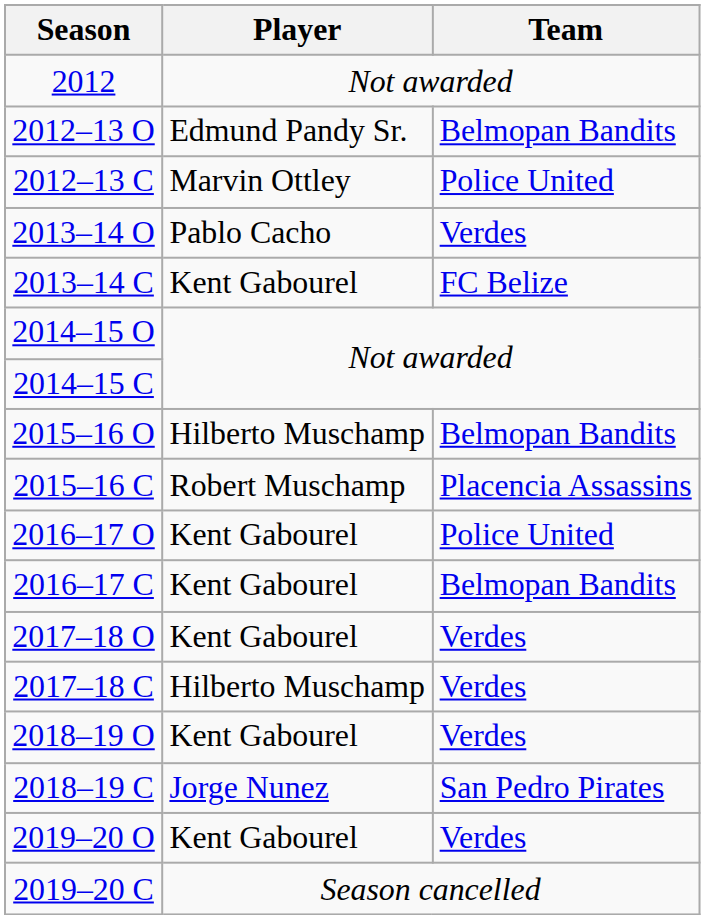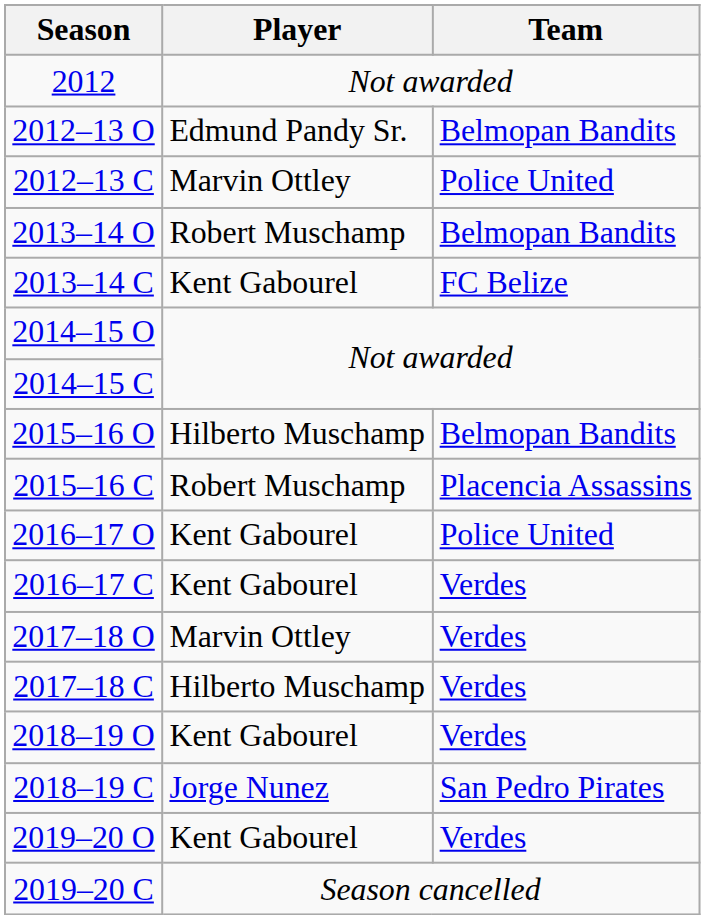(250, 231) Pablo Cacho -> (287, 231) Robert Muschamp
(483, 231) Verdes -> (558, 231) Belmopan Bandits
(558, 585) Belmopan Bandits -> (483, 585) Verdes
(264, 635) Kent Gabourel -> (260, 635) Marvin Ottley
